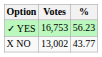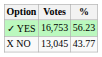(55, 44) 13,002 -> (55, 44) 13,045
